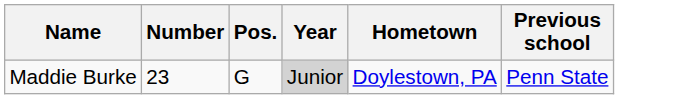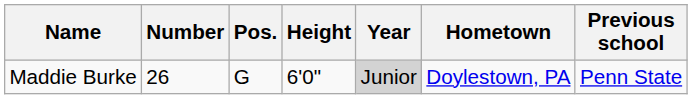+ column: (319, 32)
(158, 76) 23 -> (158, 76) 26
